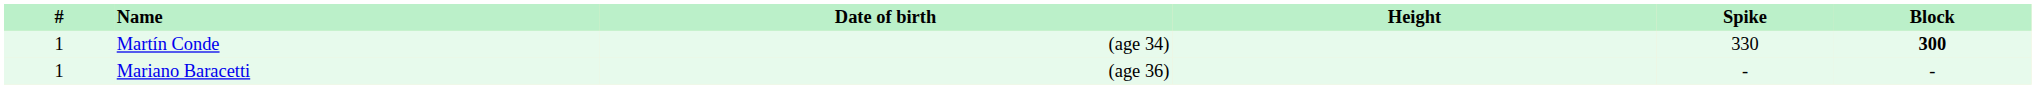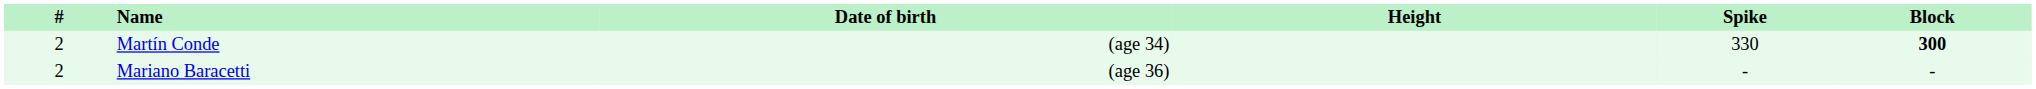(59, 44) 1 -> (59, 44) 2
(59, 71) 1 -> (59, 71) 2
